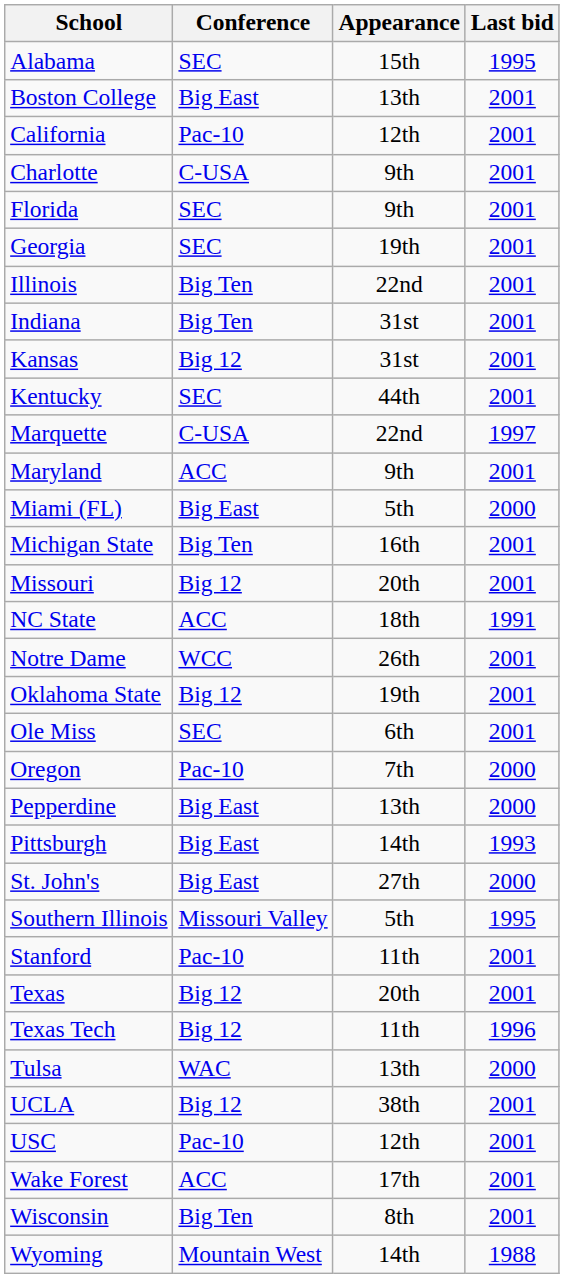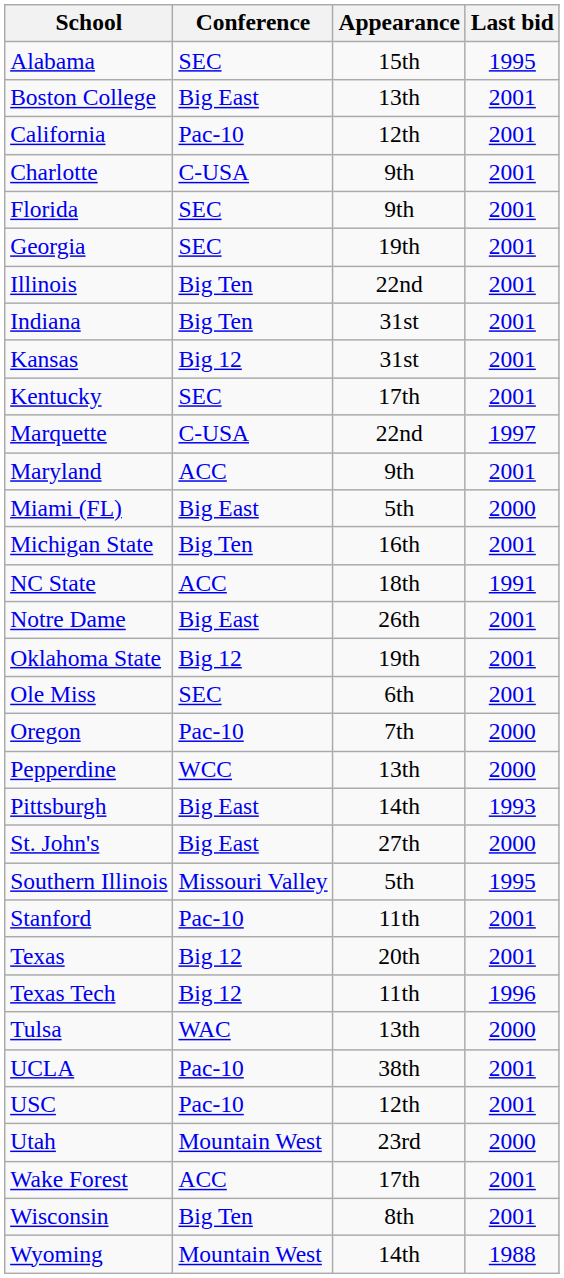(399, 396) 44th -> (399, 396) 17th
- row: (52, 582)
(205, 657) WCC -> (219, 619) Big East
(219, 806) Big East -> (205, 769) WCC
(210, 1104) Big 12 -> (211, 1067) Pac-10
+ row: (33, 1142)
